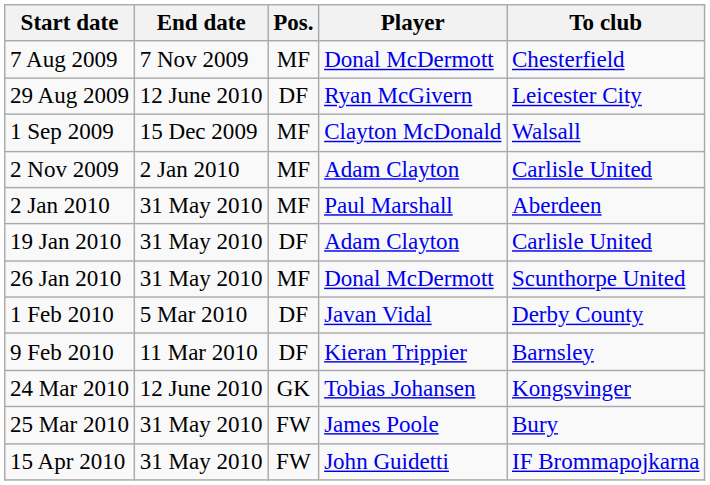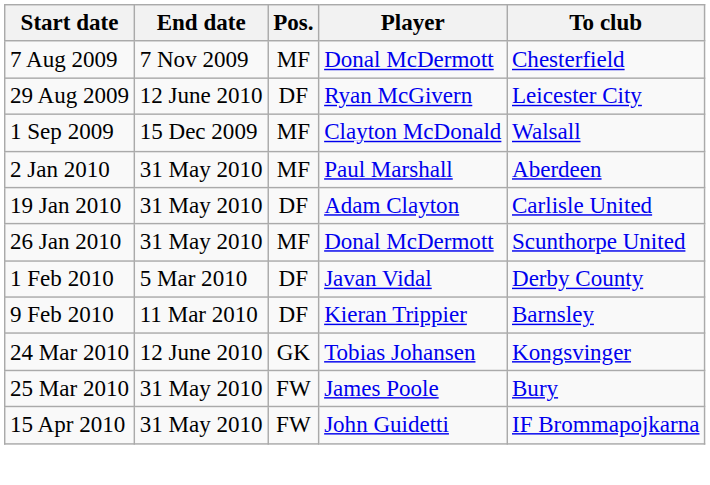- row: (64, 168)
